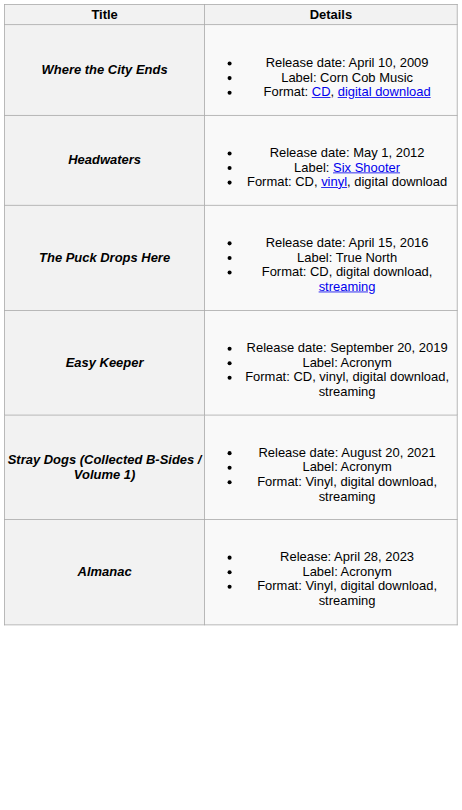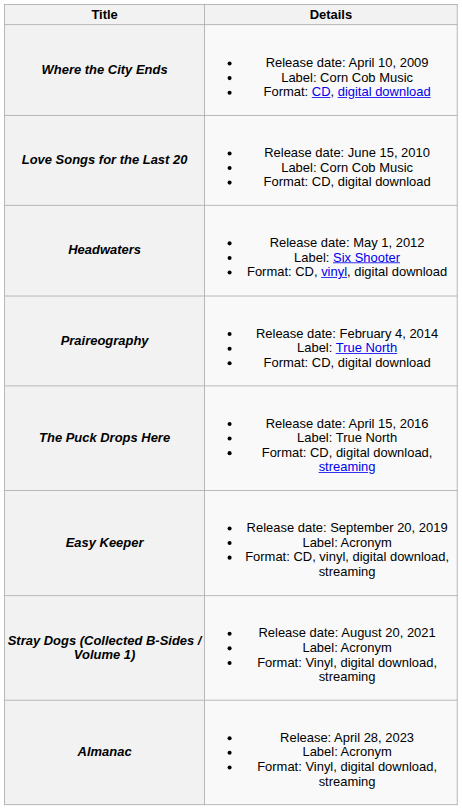+ row: (105, 160)
+ row: (105, 340)
